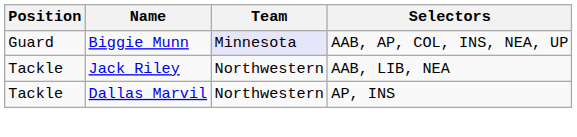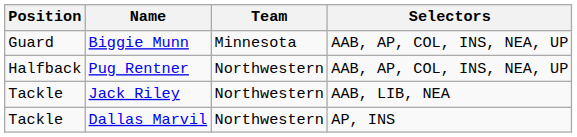(256, 43) lavender background -> (256, 43) no background
+ row: (139, 68)
